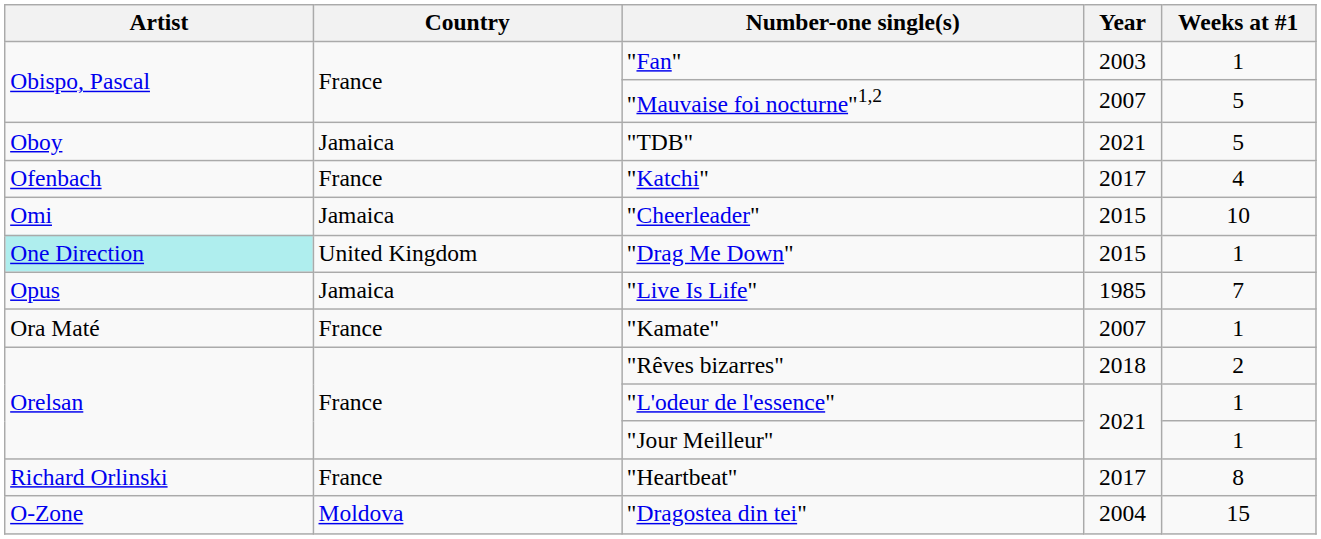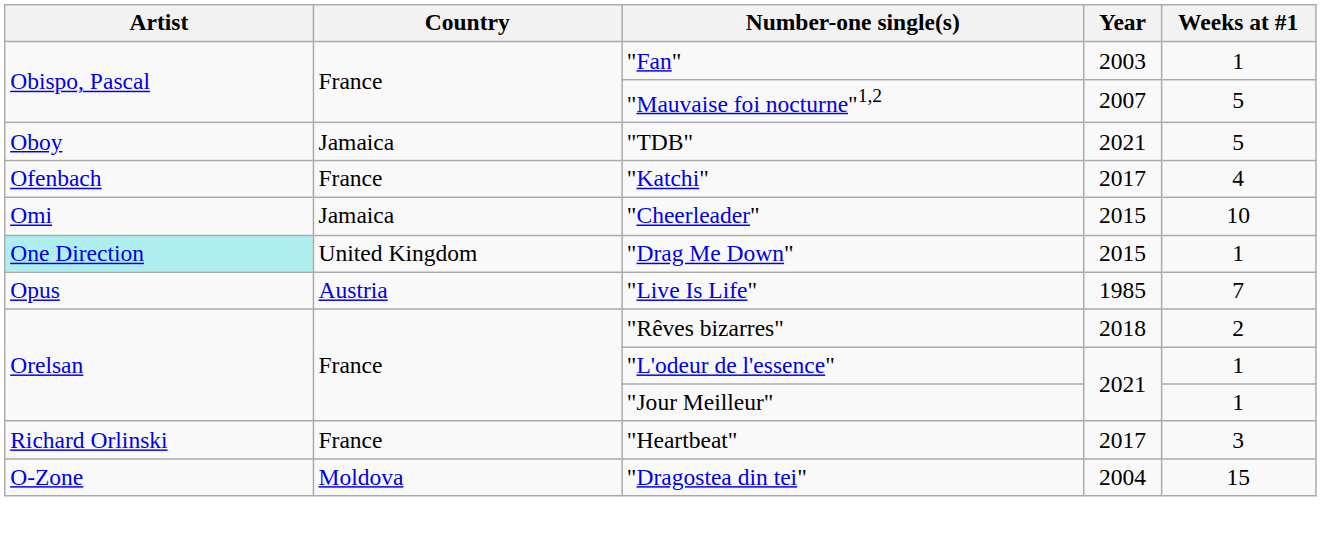(356, 290) Jamaica -> (353, 290) Austria
- row: (673, 327)
(1238, 477) 8 -> (1238, 439) 3
